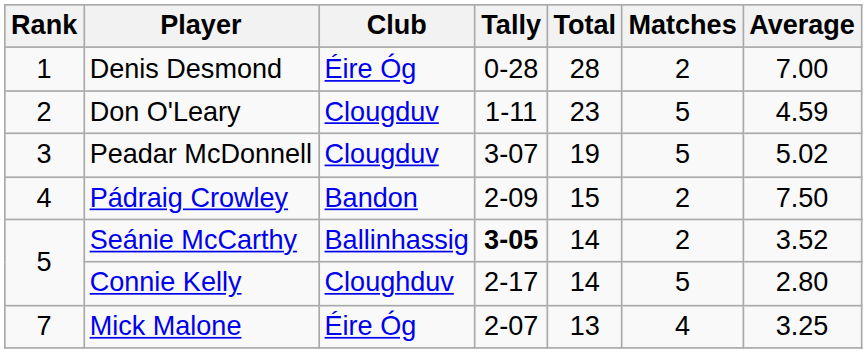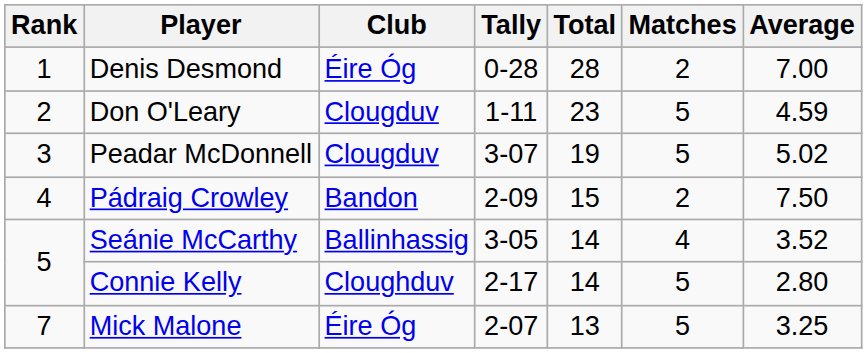(511, 240) bold -> (511, 240) normal
(683, 240) 2 -> (683, 240) 4
(683, 326) 4 -> (683, 326) 5
